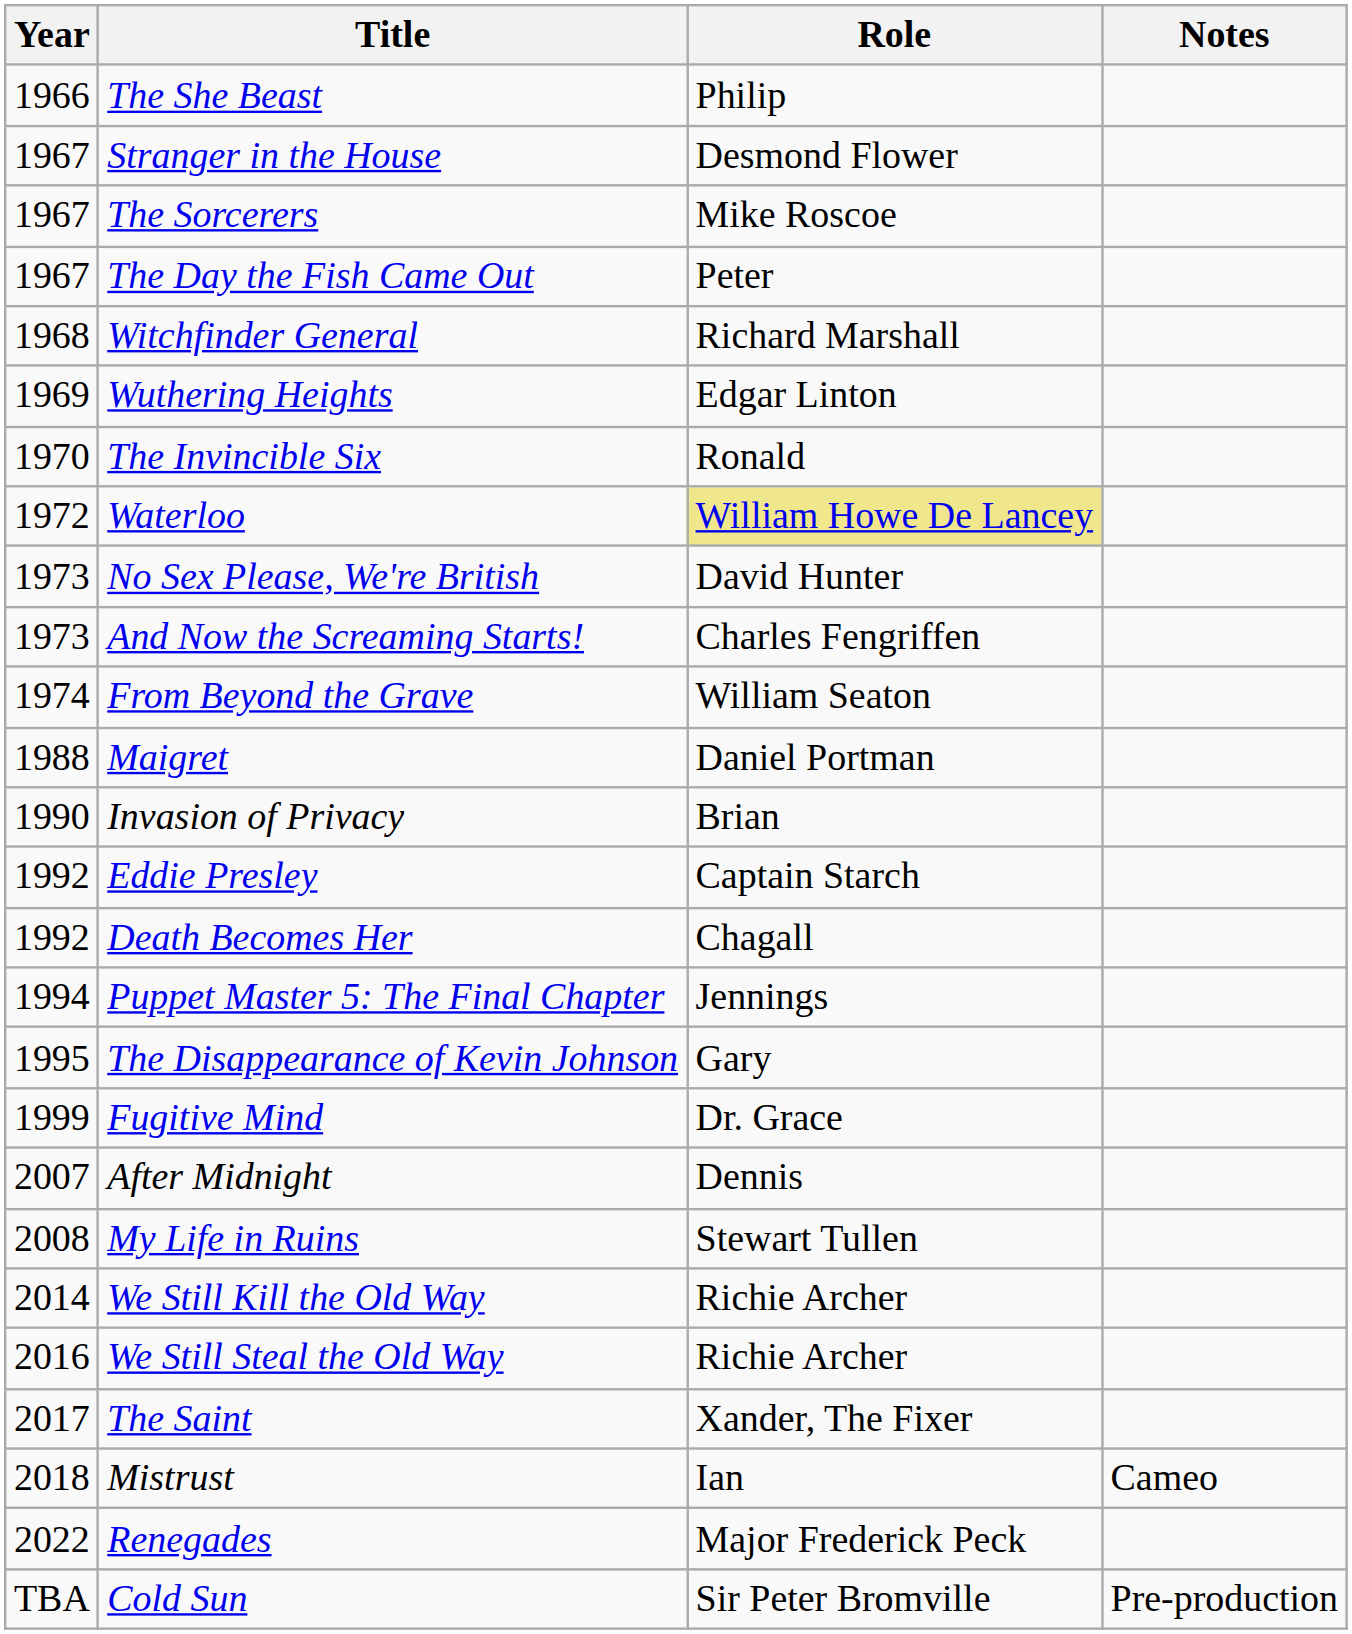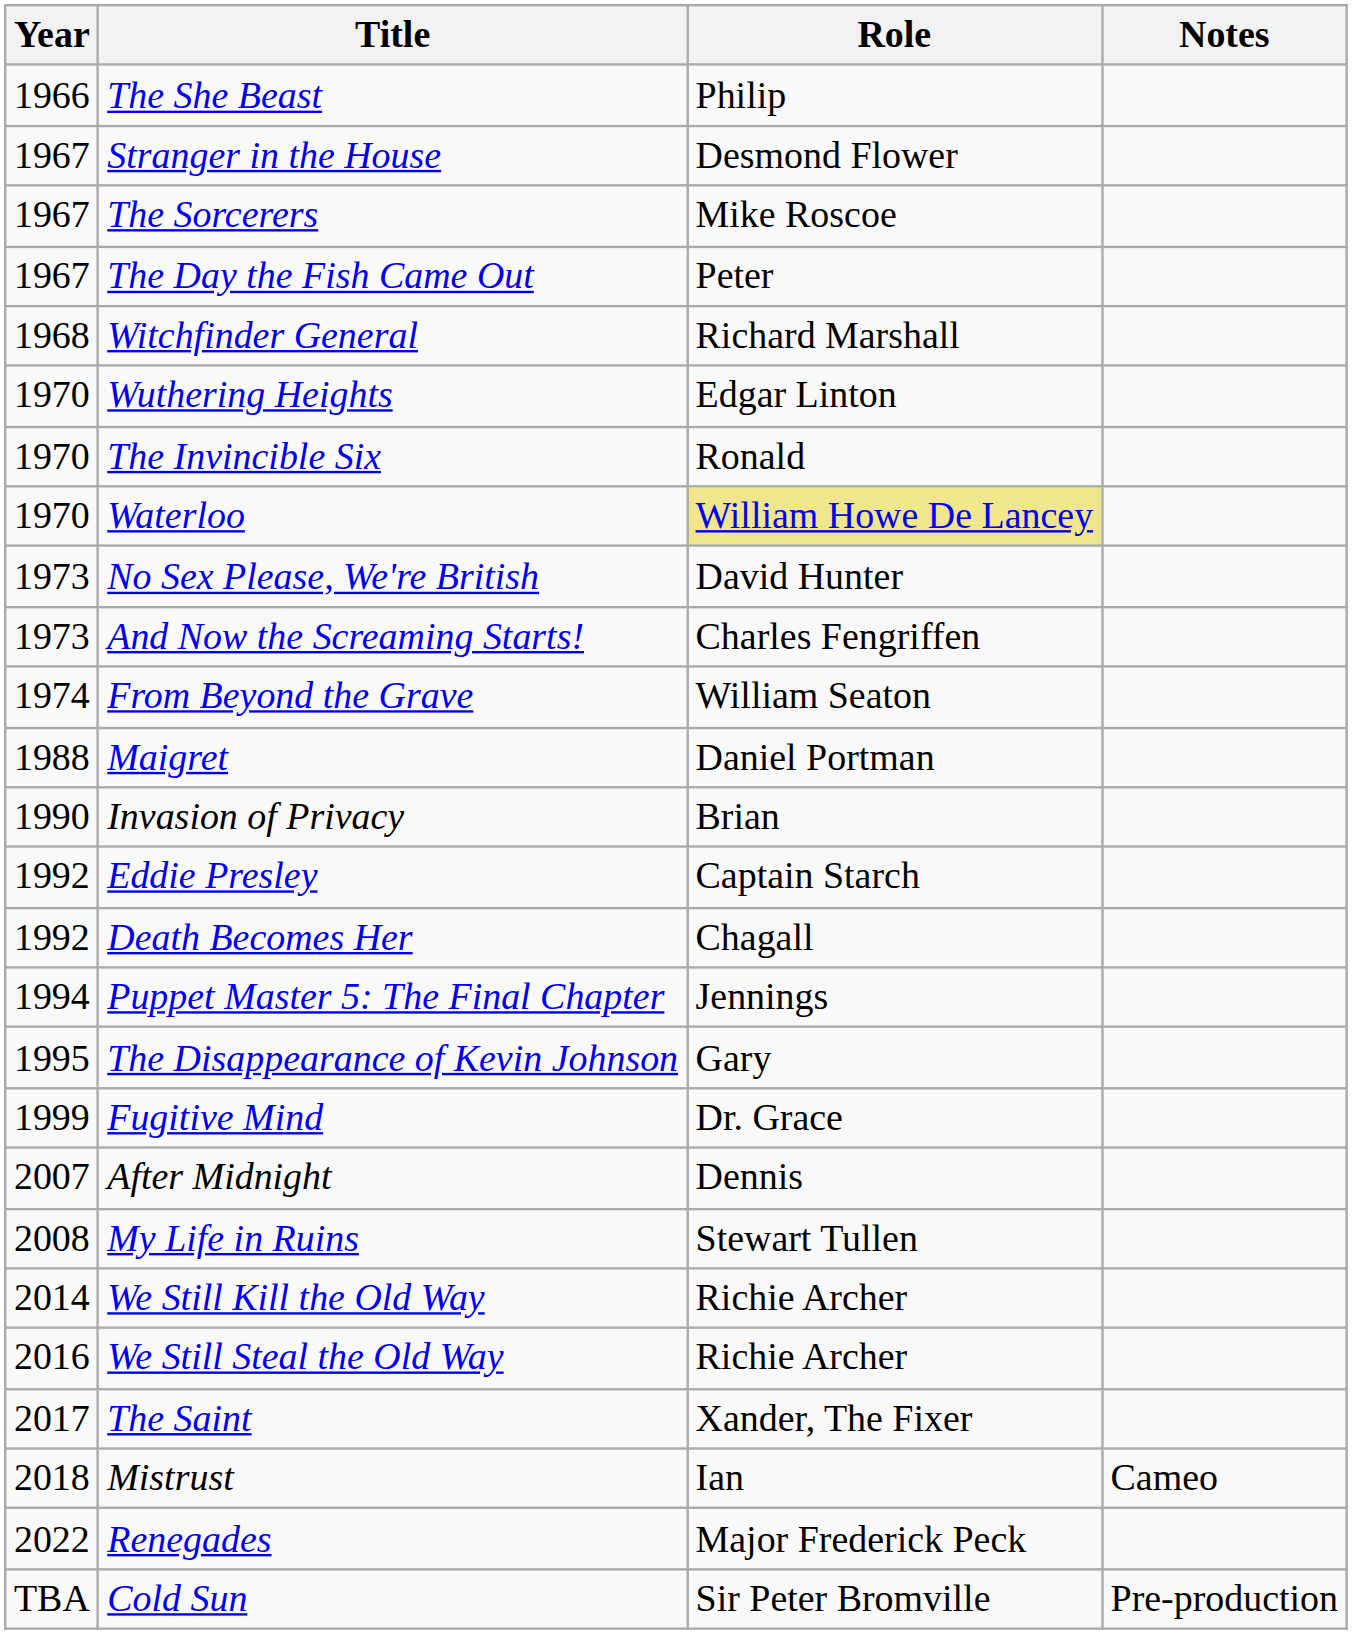(52, 395) 1969 -> (52, 395) 1970
(52, 515) 1972 -> (52, 515) 1970
